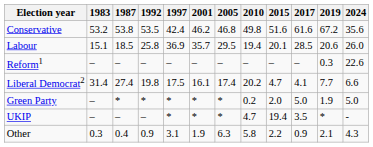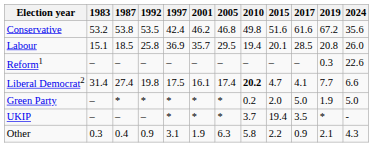(329, 45) 20.6 -> (329, 45) 20.8
(252, 82) normal -> (252, 82) bold
(250, 117) 4.7 -> (250, 117) 3.7
